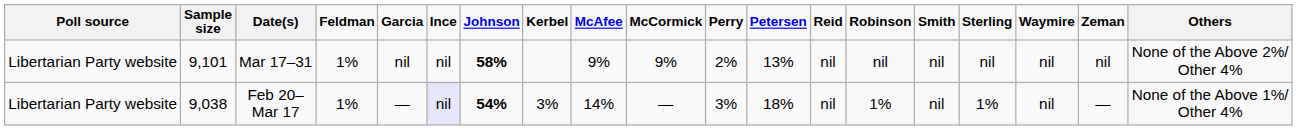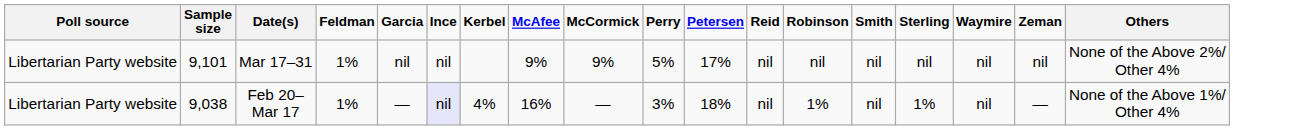- column: (492, 22)
(726, 61) 2% -> (663, 61) 5%
(778, 61) 13% -> (716, 61) 17%
(547, 104) 3% -> (484, 104) 4%
(599, 104) 14% -> (536, 104) 16%
